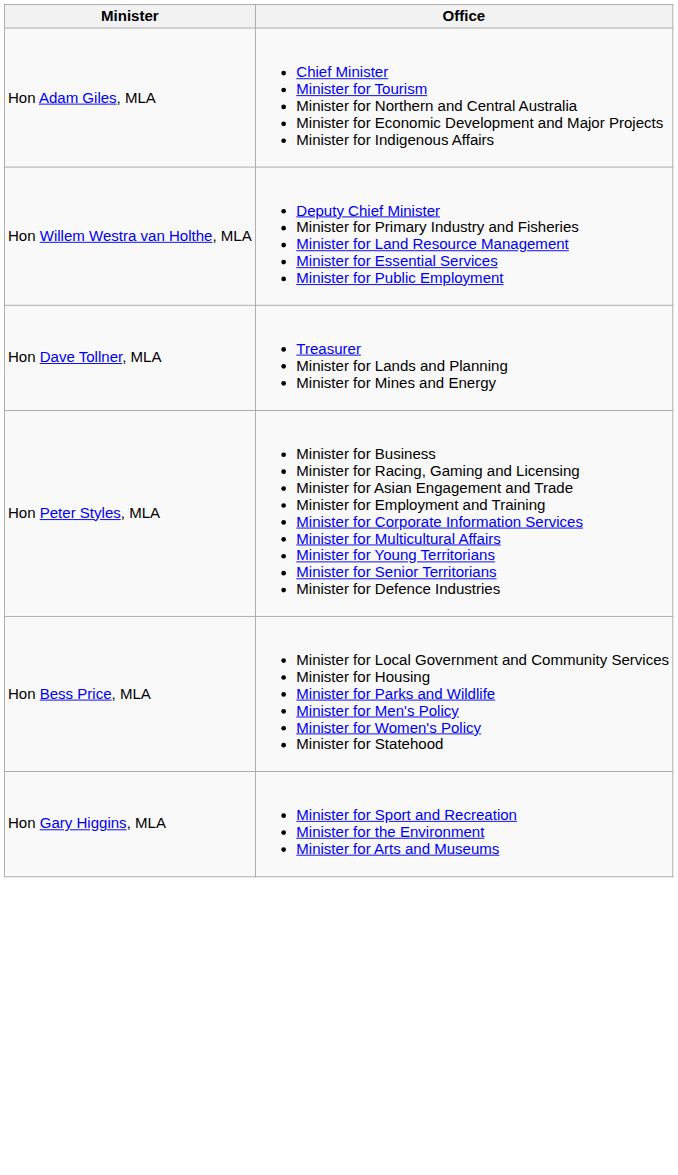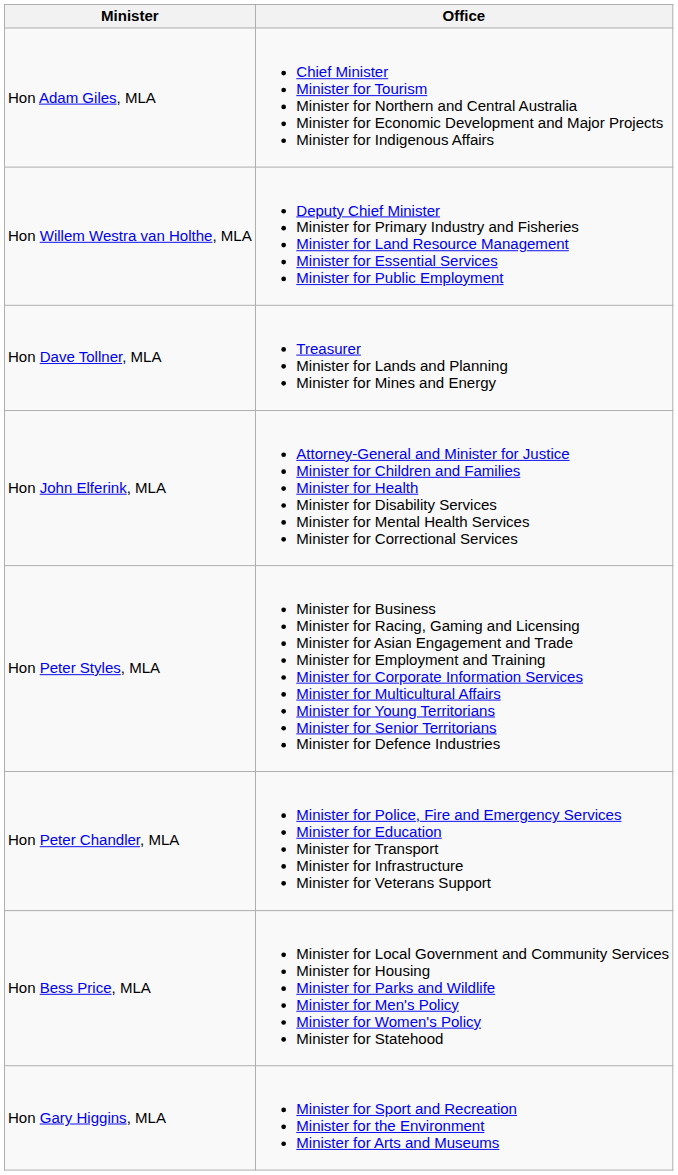+ row: (87, 487)
+ row: (94, 841)
